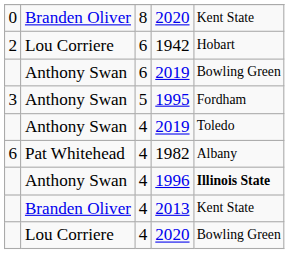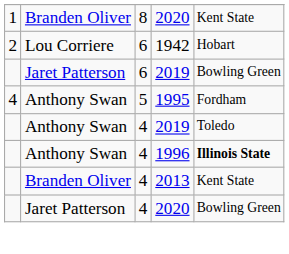(13, 18) 0 -> (13, 18) 1
(76, 72) Anthony Swan -> (75, 72) Jaret Patterson
(13, 99) 3 -> (13, 99) 4
- row: (143, 153)
(69, 235) Lou Corriere -> (75, 208) Jaret Patterson
